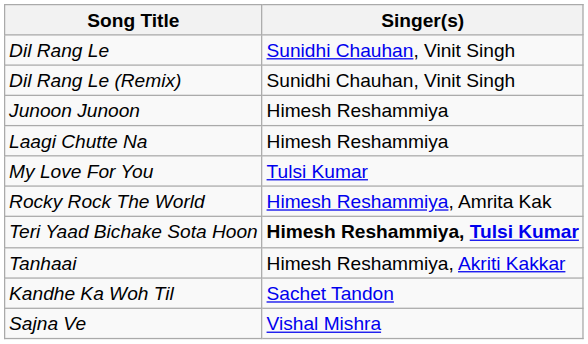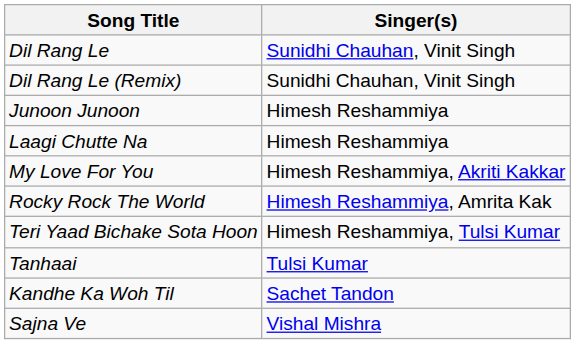(317, 172) Tulsi Kumar -> (416, 172) Himesh Reshammiya, Akriti Kakkar
(423, 232) bold -> (413, 232) normal
(416, 263) Himesh Reshammiya, Akriti Kakkar -> (317, 263) Tulsi Kumar
